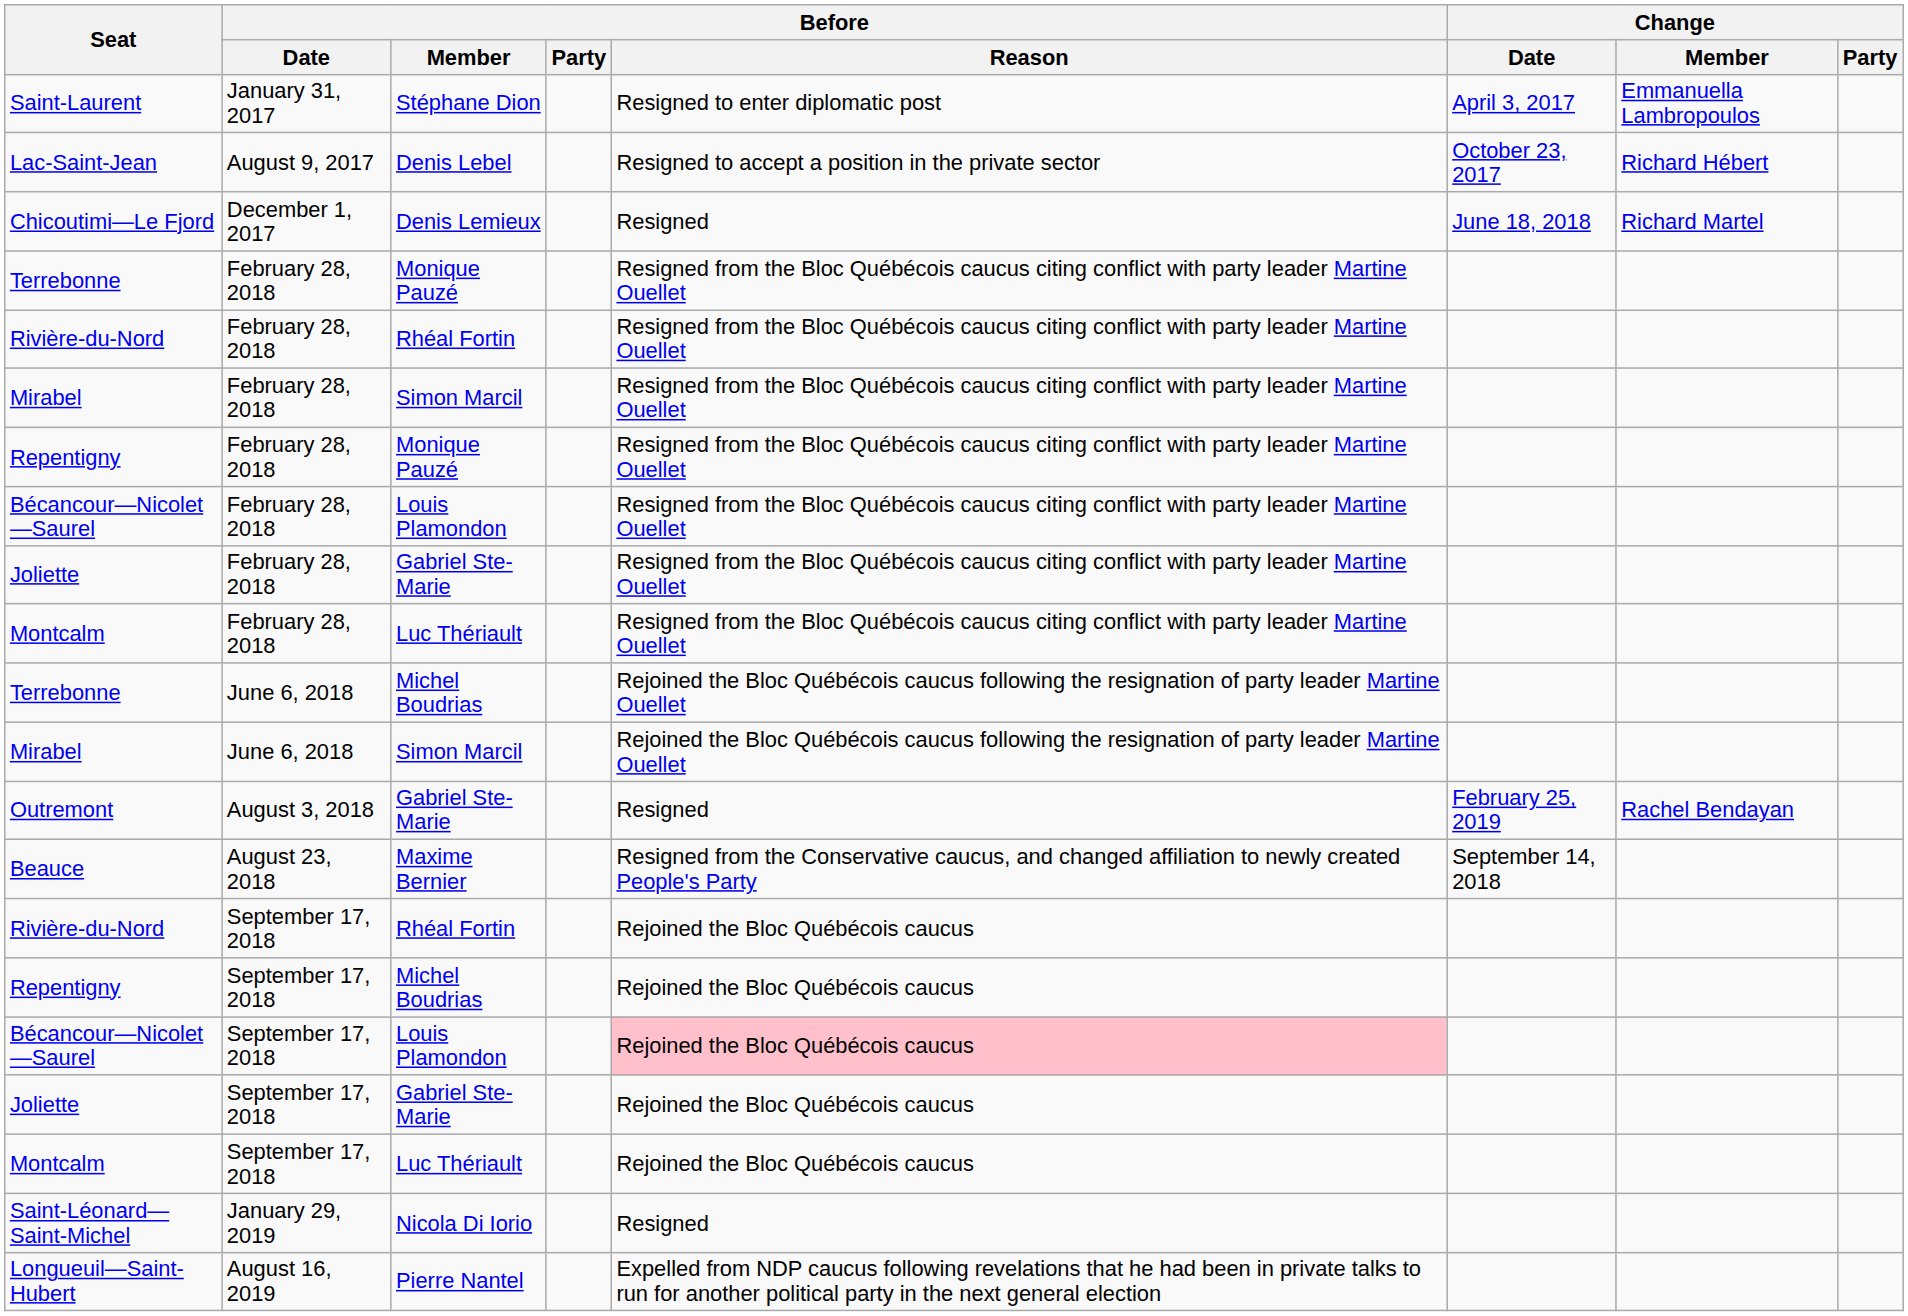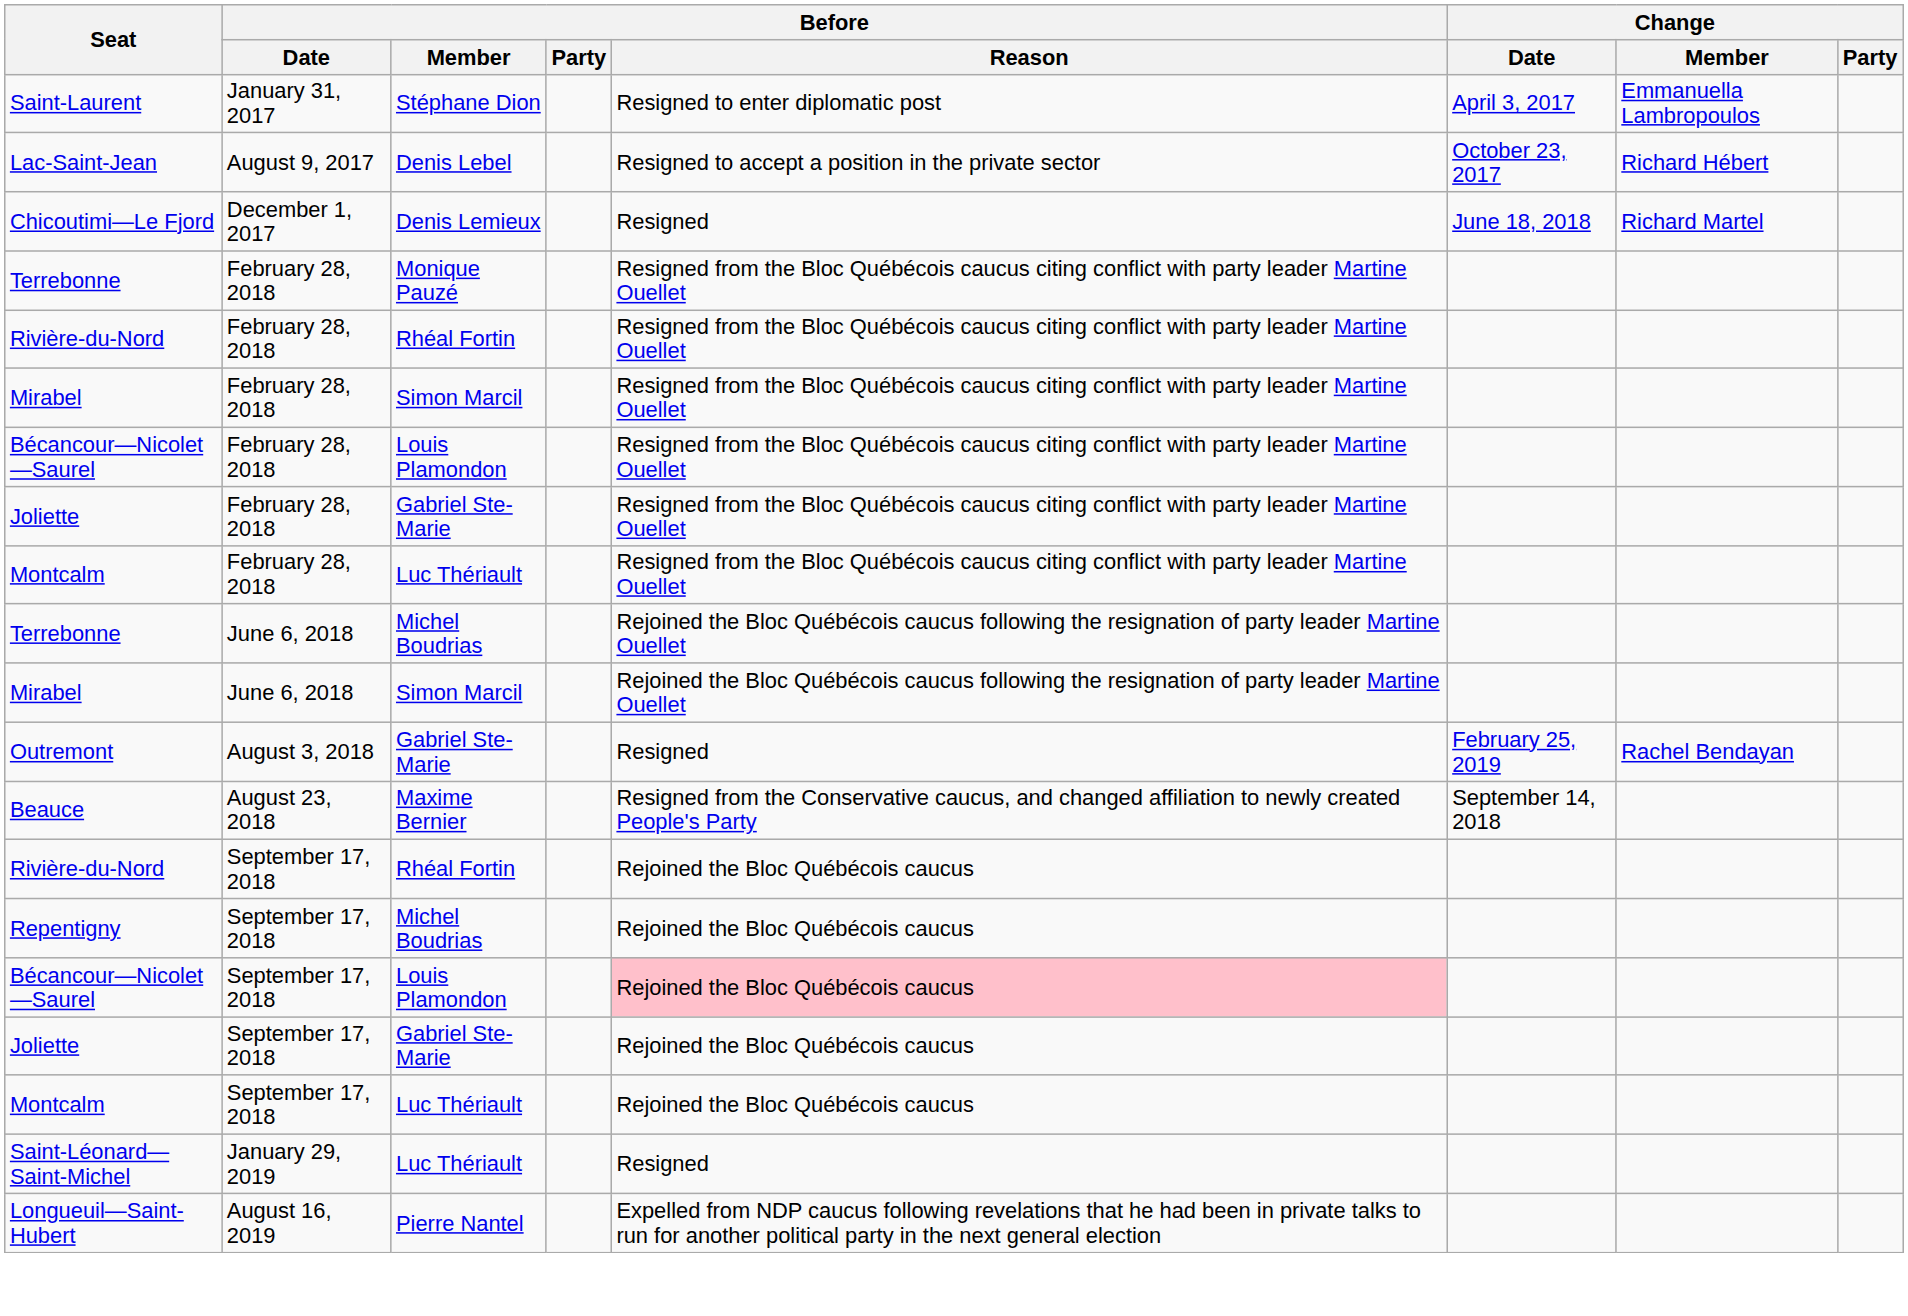- row: (65, 457)
(464, 1223) Nicola Di Iorio -> (459, 1164) Luc Thériault
